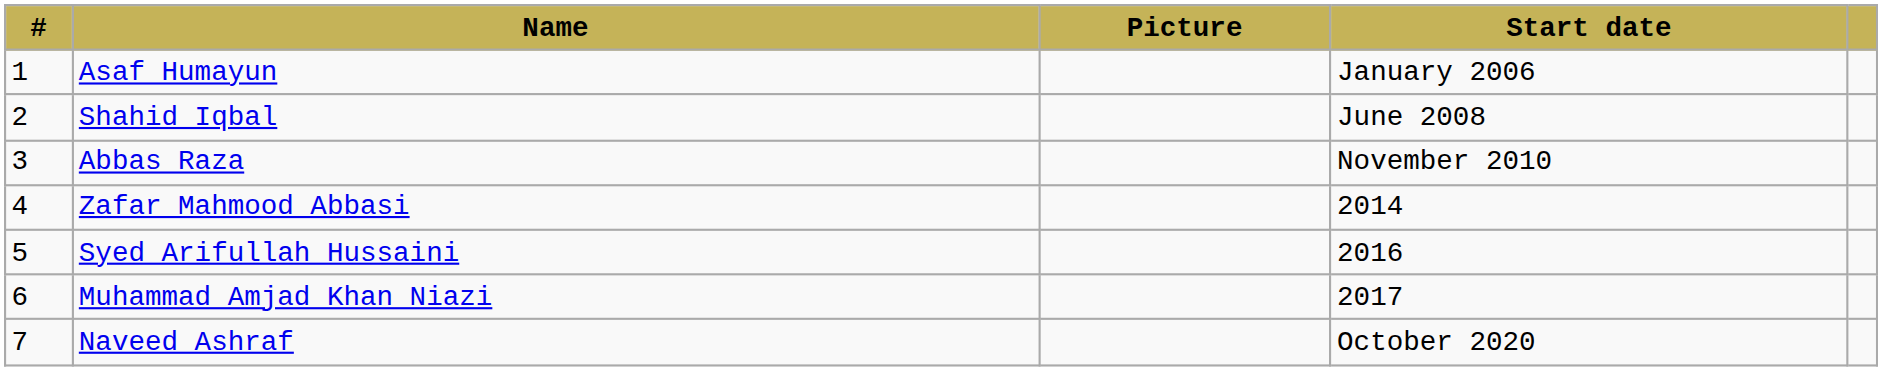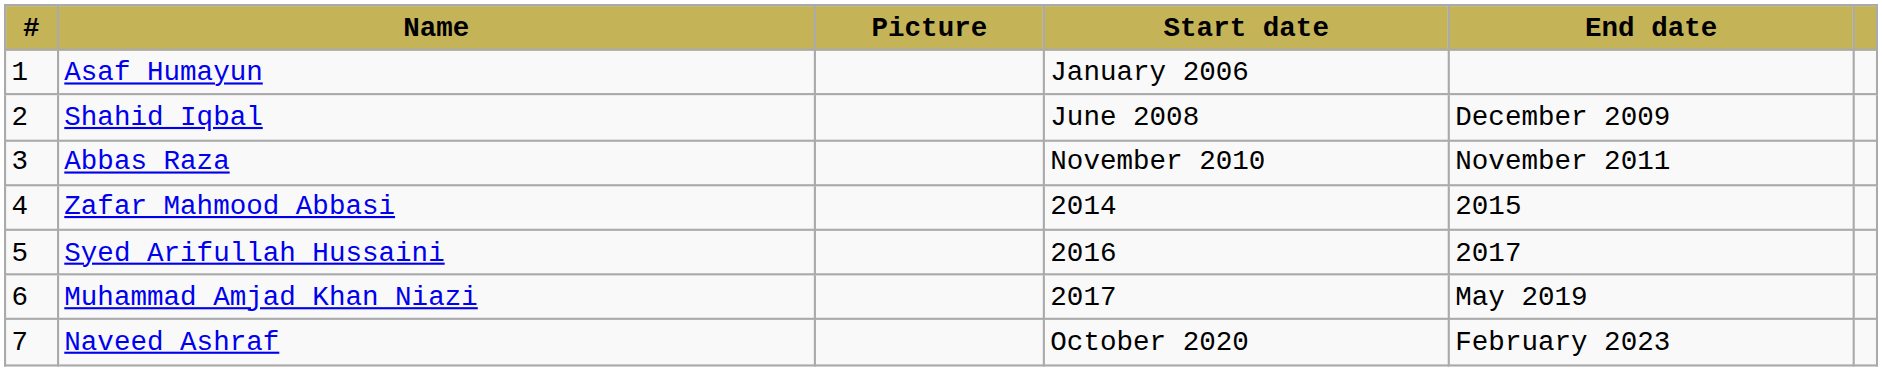+ column: (1651, 28)
